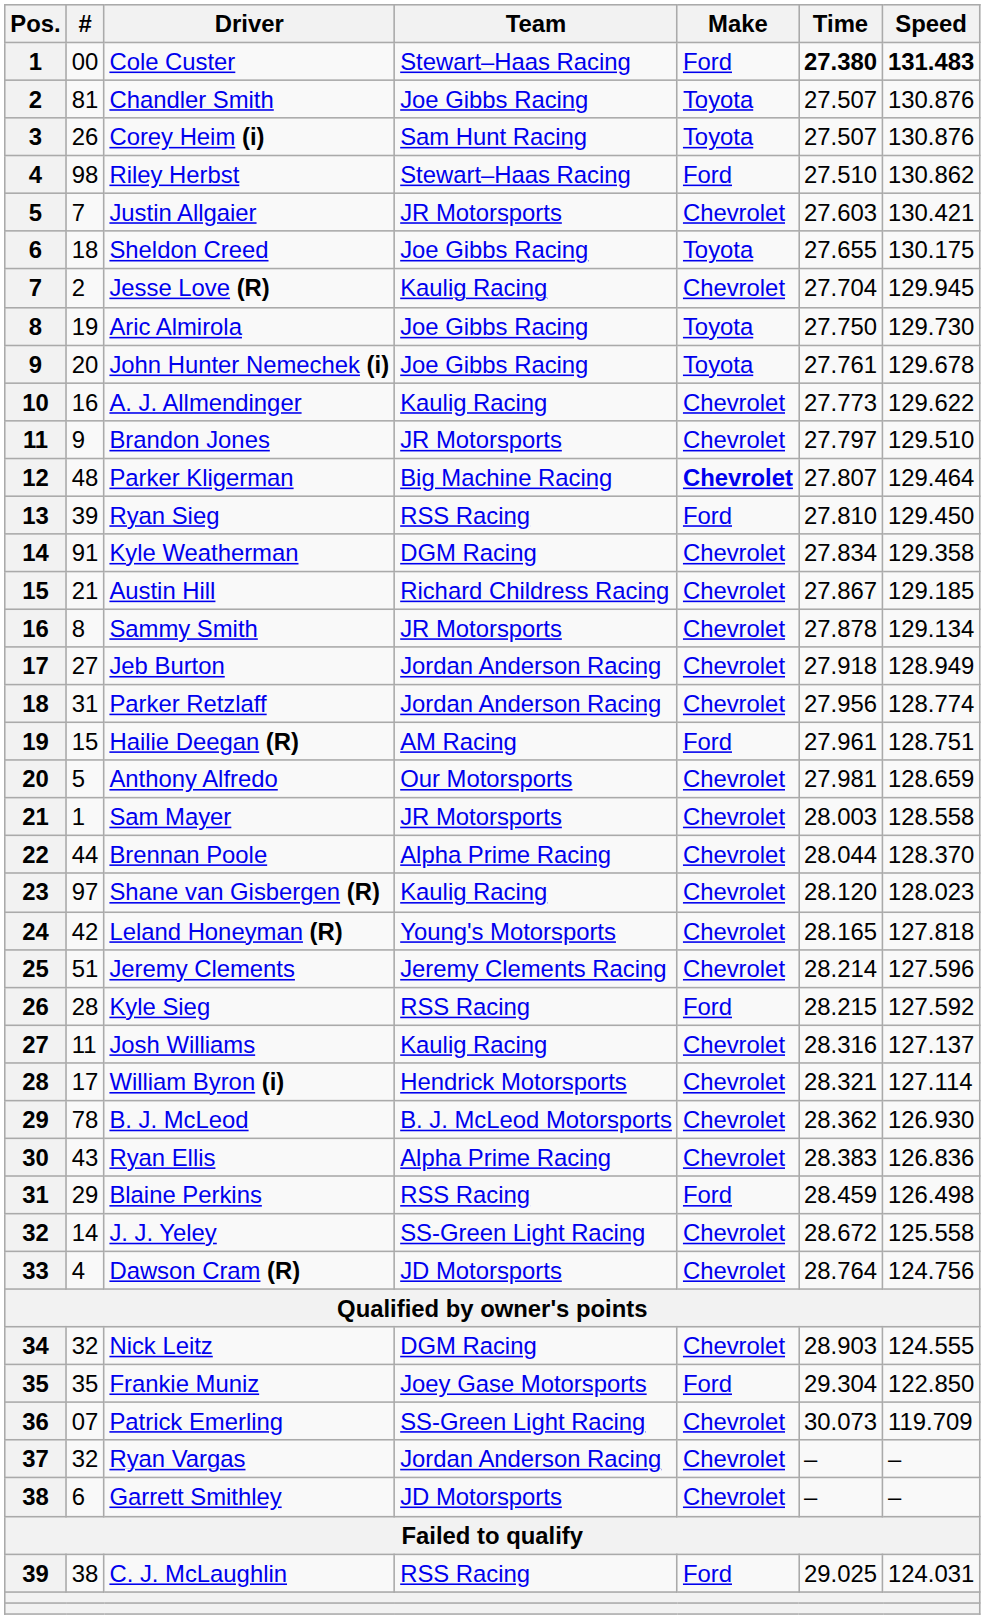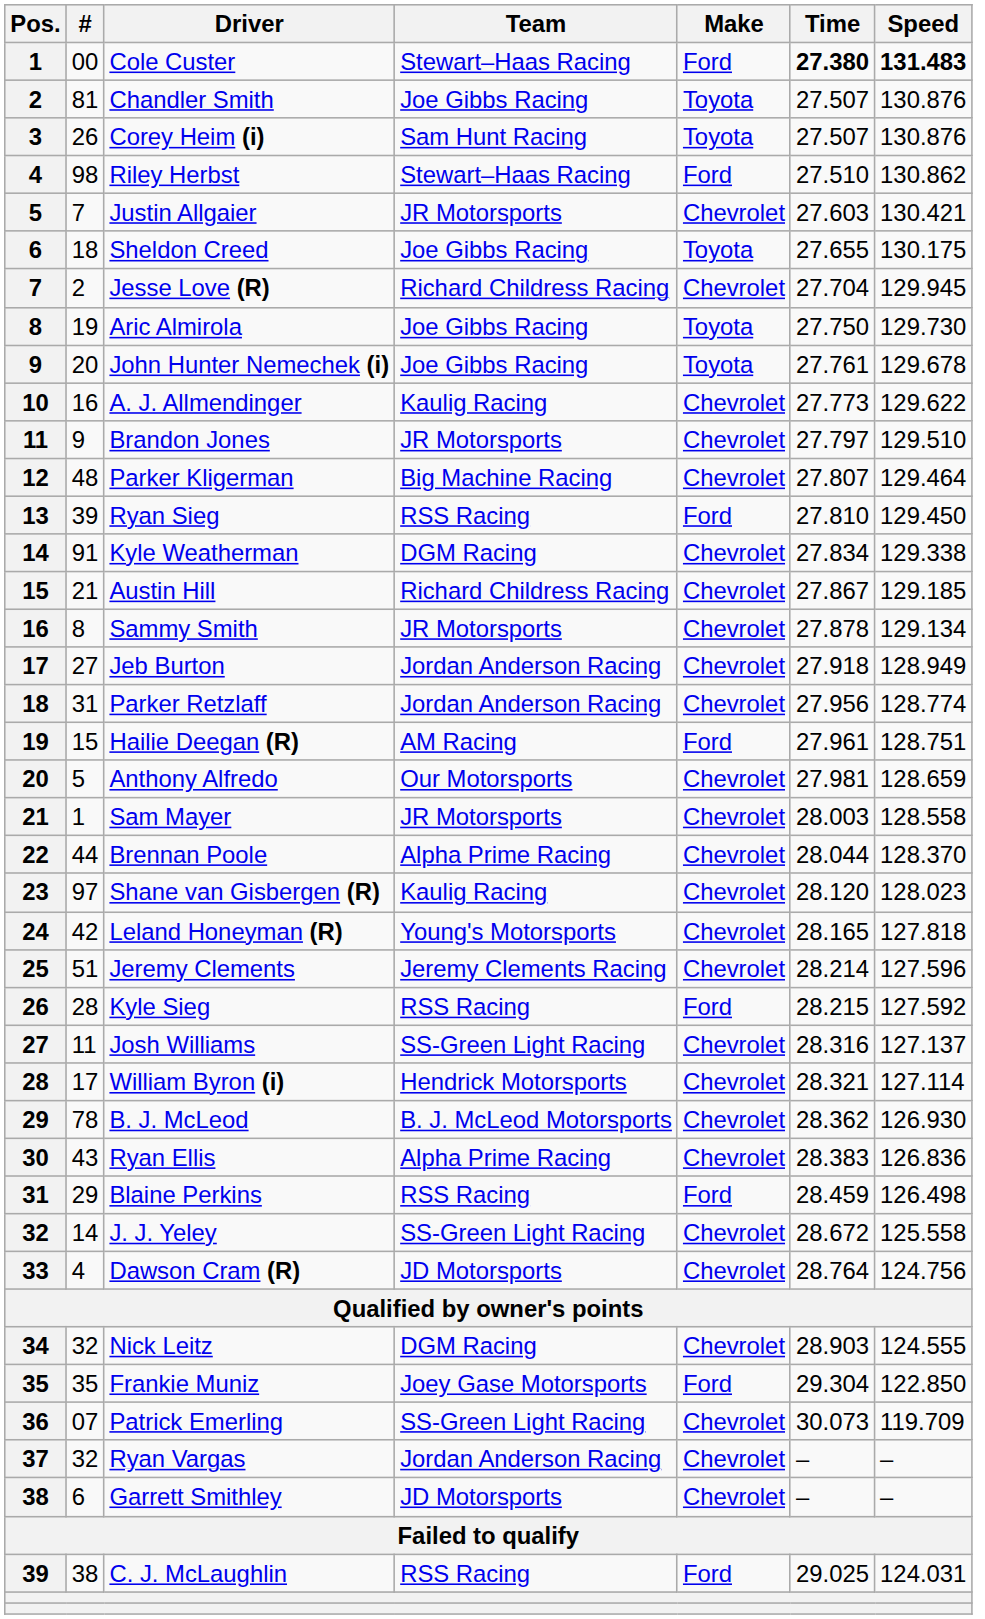(474, 288) Kaulig Racing -> (535, 288) Richard Childress Racing
(738, 477) bold -> (734, 477) normal
(931, 553) 129.358 -> (923, 553) 129.338
(474, 1044) Kaulig Racing -> (523, 1044) SS-Green Light Racing
